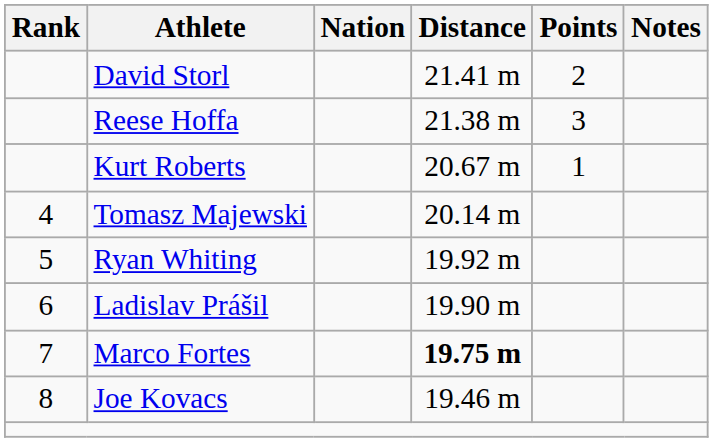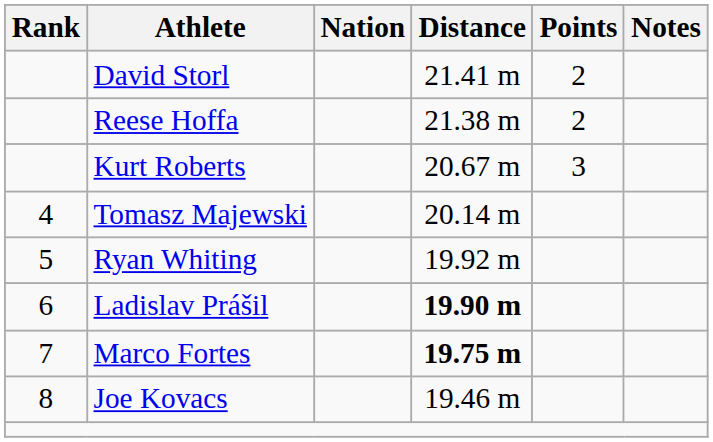(578, 120) 3 -> (578, 120) 2
(578, 167) 1 -> (578, 167) 3
(472, 306) normal -> (472, 306) bold
